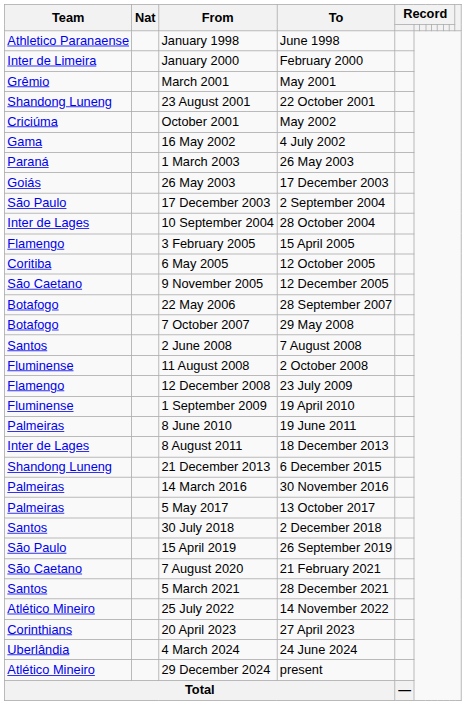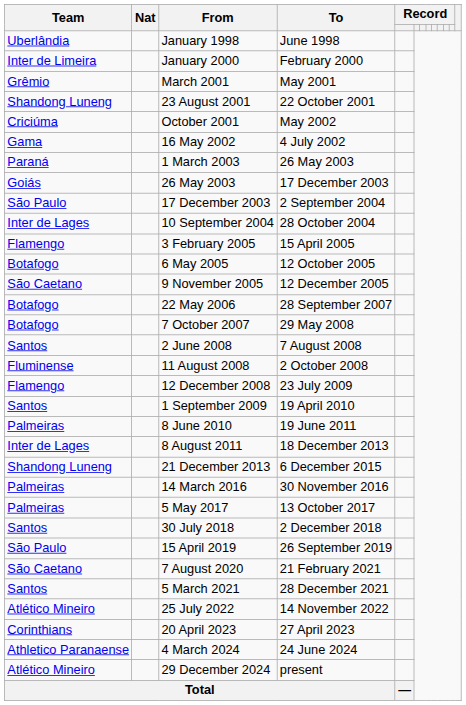(68, 40) Athletico Paranaense -> (38, 40) Uberlândia
(29, 264) Coritiba -> (33, 264) Botafogo
(40, 406) Fluminense -> (27, 406) Santos
(38, 649) Uberlândia -> (68, 649) Athletico Paranaense
